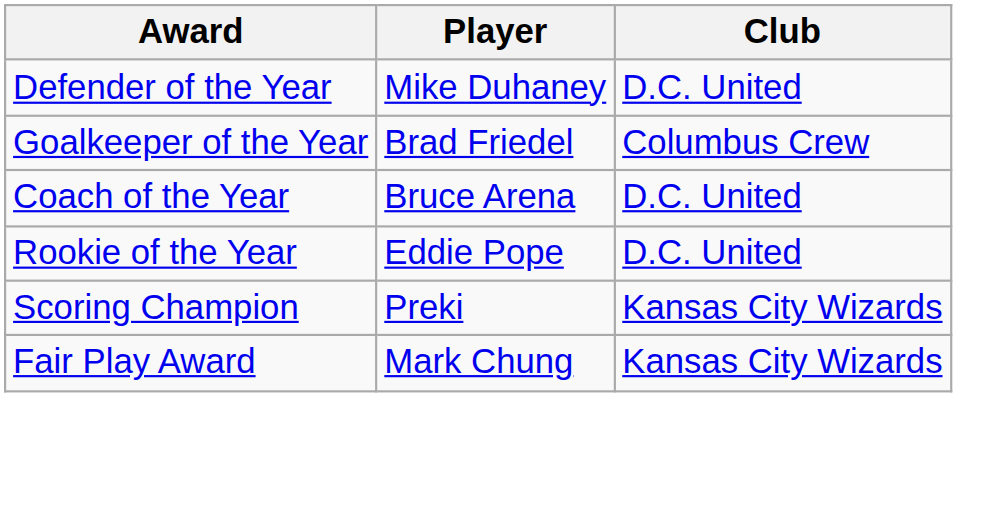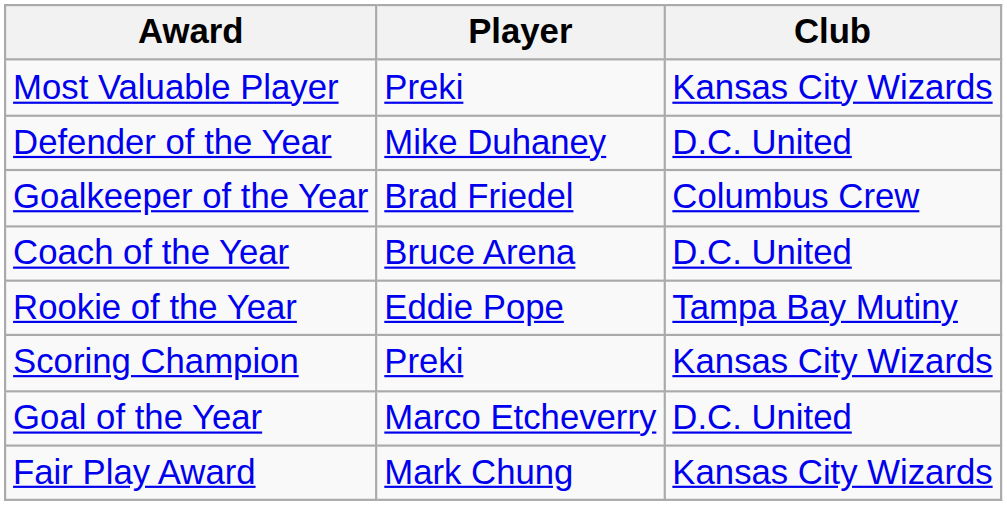+ row: (176, 87)
(712, 252) D.C. United -> (815, 307) Tampa Bay Mutiny
+ row: (138, 417)
